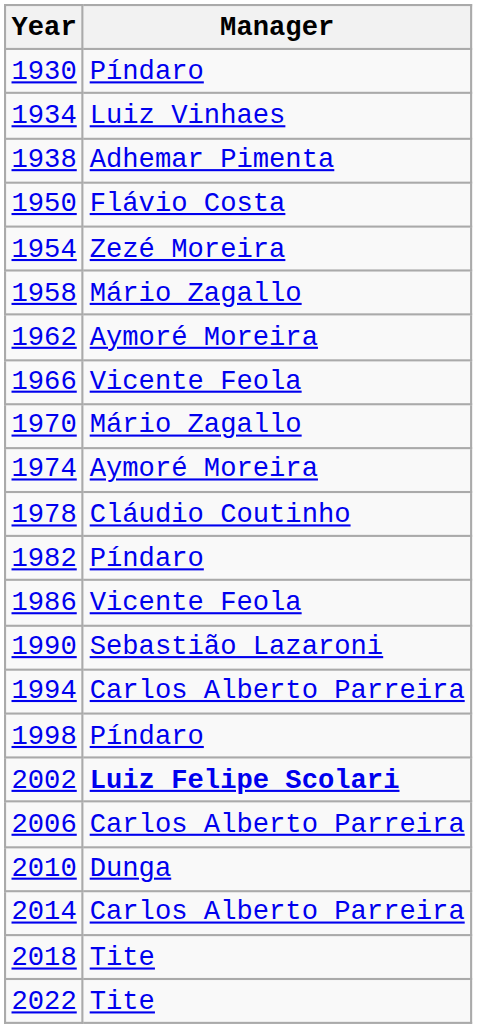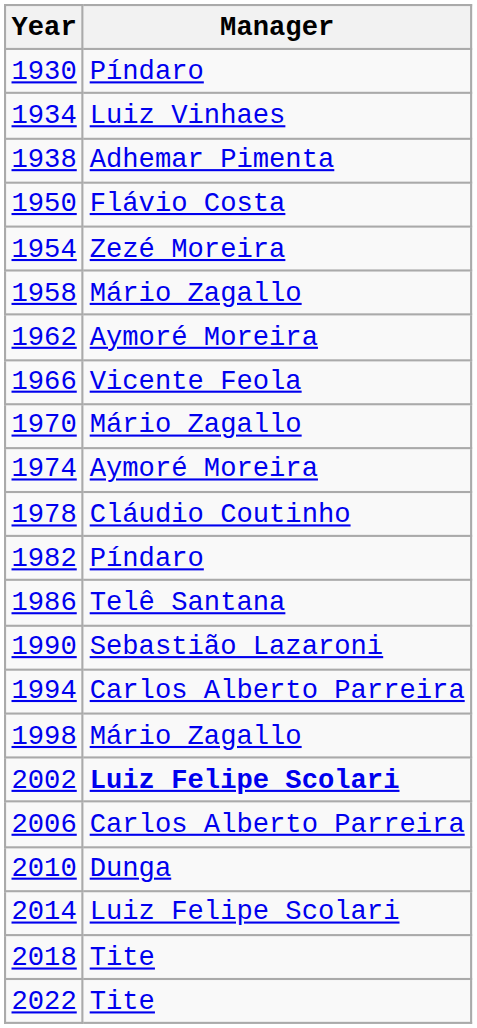(196, 603) Vicente Feola -> (188, 603) Telê Santana
(147, 736) Píndaro -> (196, 736) Mário Zagallo
(277, 913) Carlos Alberto Parreira -> (245, 913) Luiz Felipe Scolari
